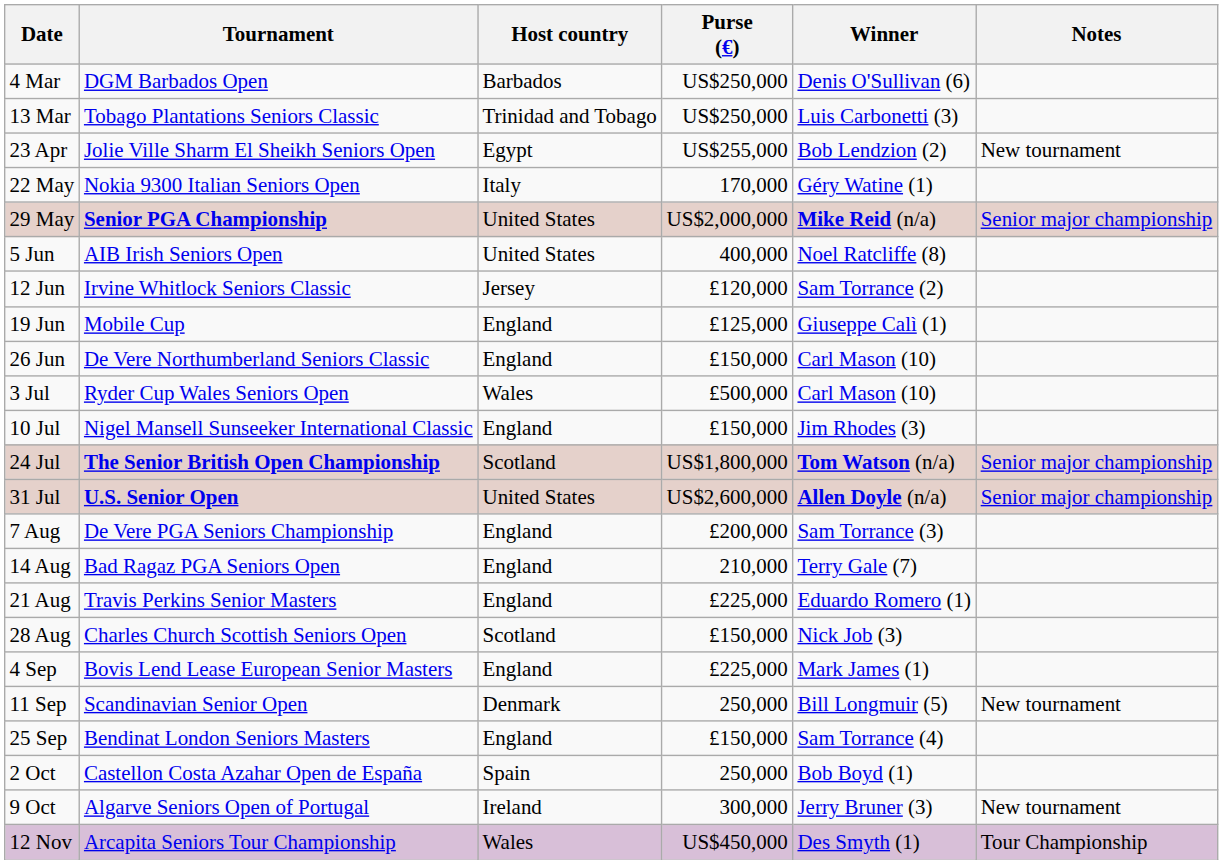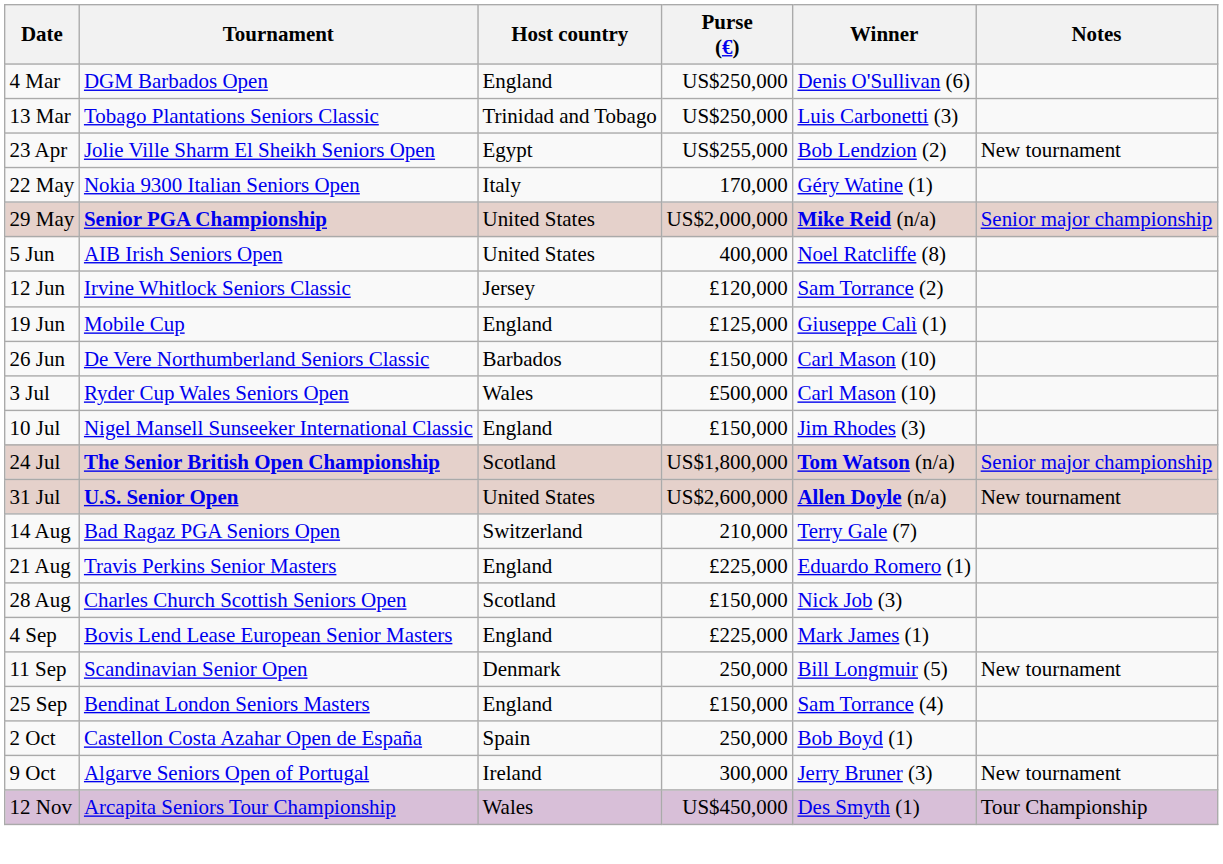(522, 81) Barbados -> (517, 81) England
(517, 358) England -> (522, 358) Barbados
(1097, 496) Senior major championship -> (1051, 496) New tournament
- row: (35, 531)
(517, 565) England -> (533, 531) Switzerland
